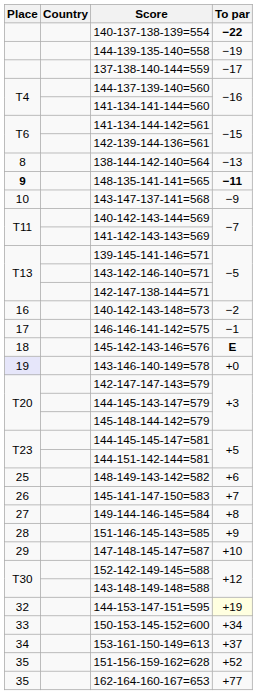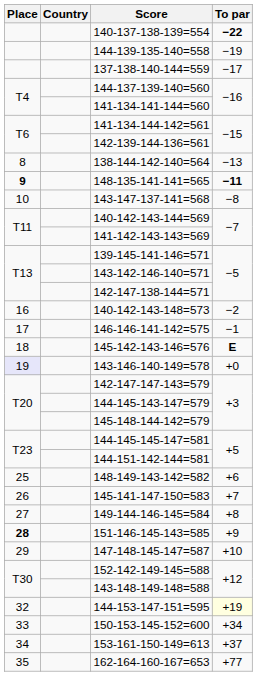(232, 199) −9 -> (232, 199) −8
(22, 533) normal -> (22, 533) bold
- row: (151, 662)
